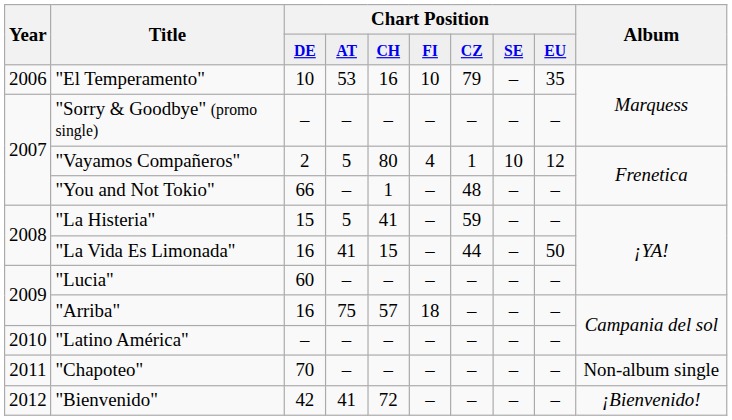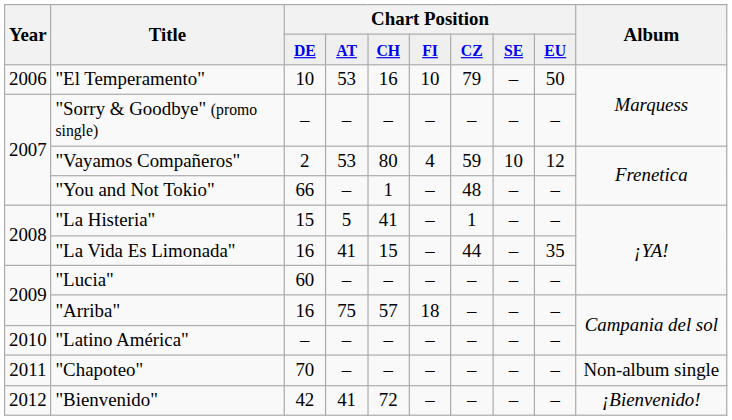(555, 79) 35 -> (555, 79) 50
(347, 160) 5 -> (347, 160) 53
(472, 160) 1 -> (472, 160) 59
(472, 220) 59 -> (472, 220) 1
(555, 250) 50 -> (555, 250) 35
